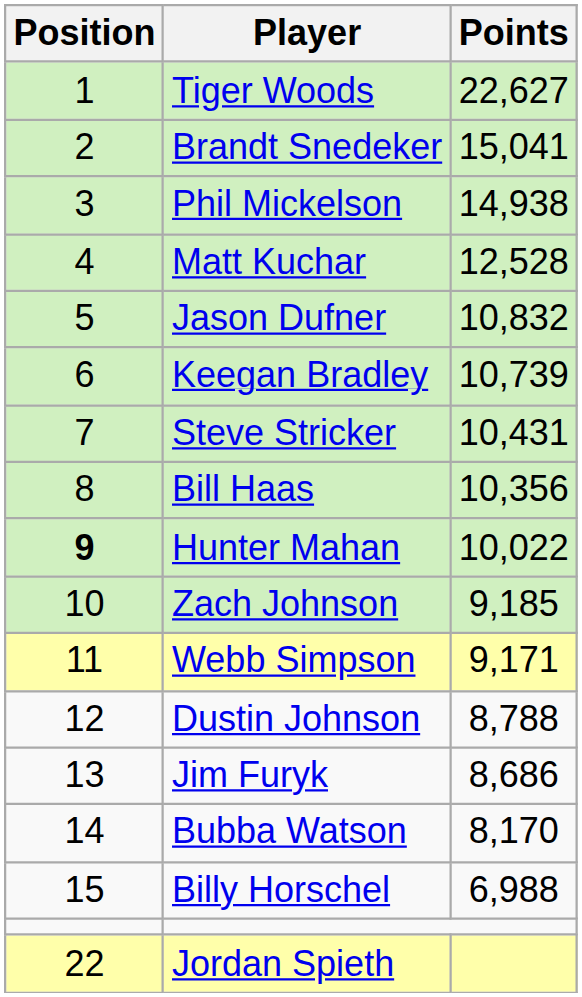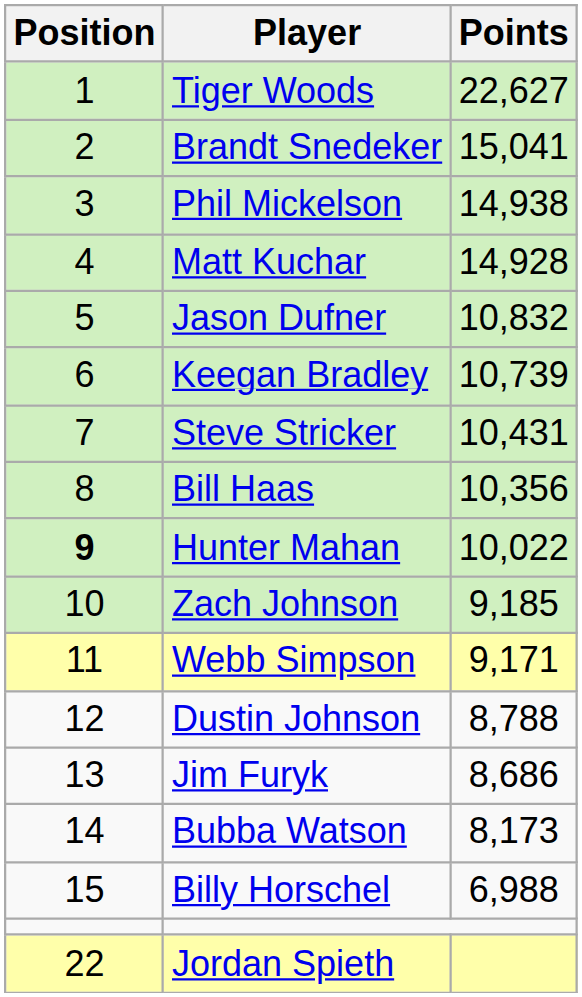(514, 261) 12,528 -> (514, 261) 14,928
(514, 832) 8,170 -> (514, 832) 8,173
